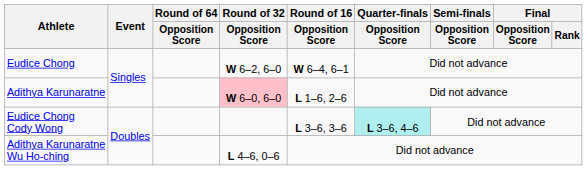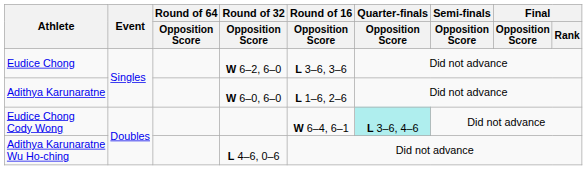(321, 70) W 6–4, 6–1 -> (321, 70) L 3–6, 3–6
(254, 99) pink background -> (254, 99) no background
(321, 128) L 3–6, 3–6 -> (321, 128) W 6–4, 6–1
